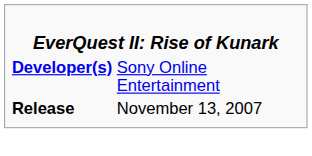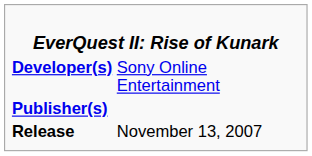+ row: (60, 109)
